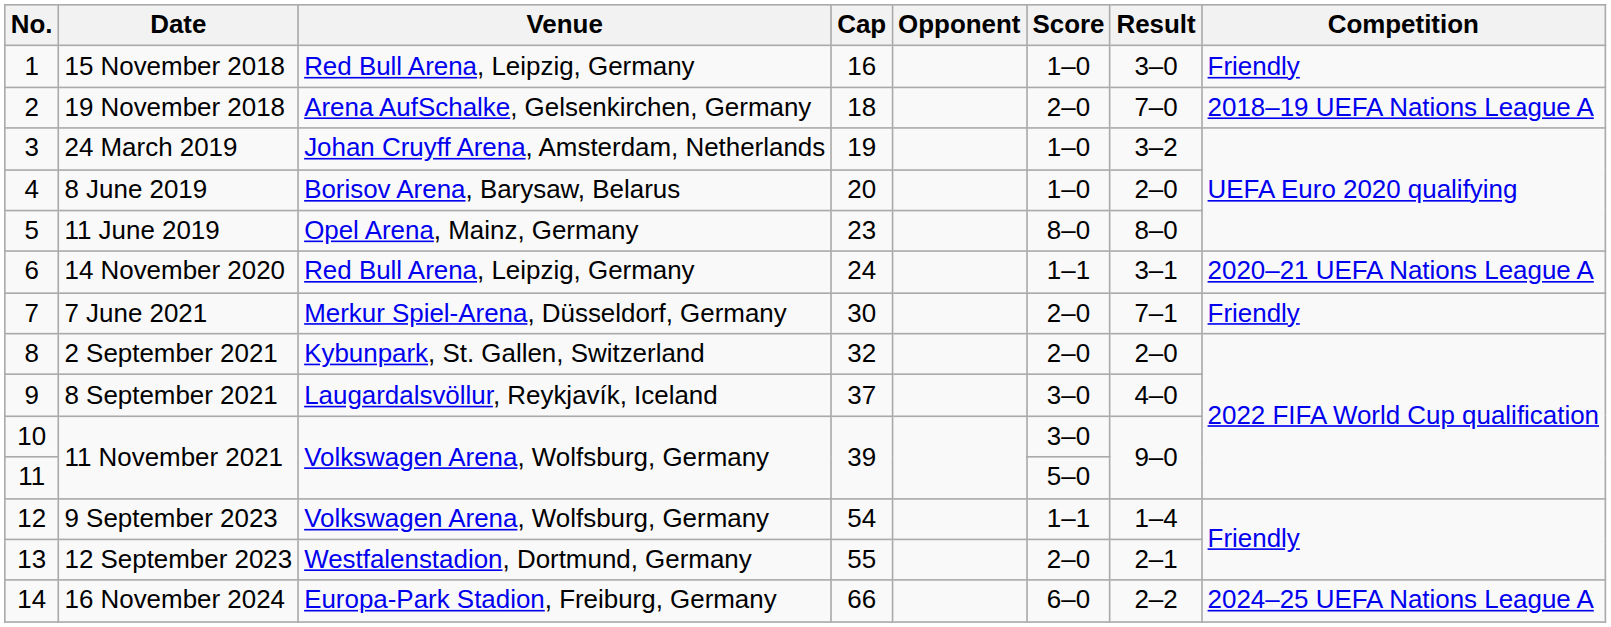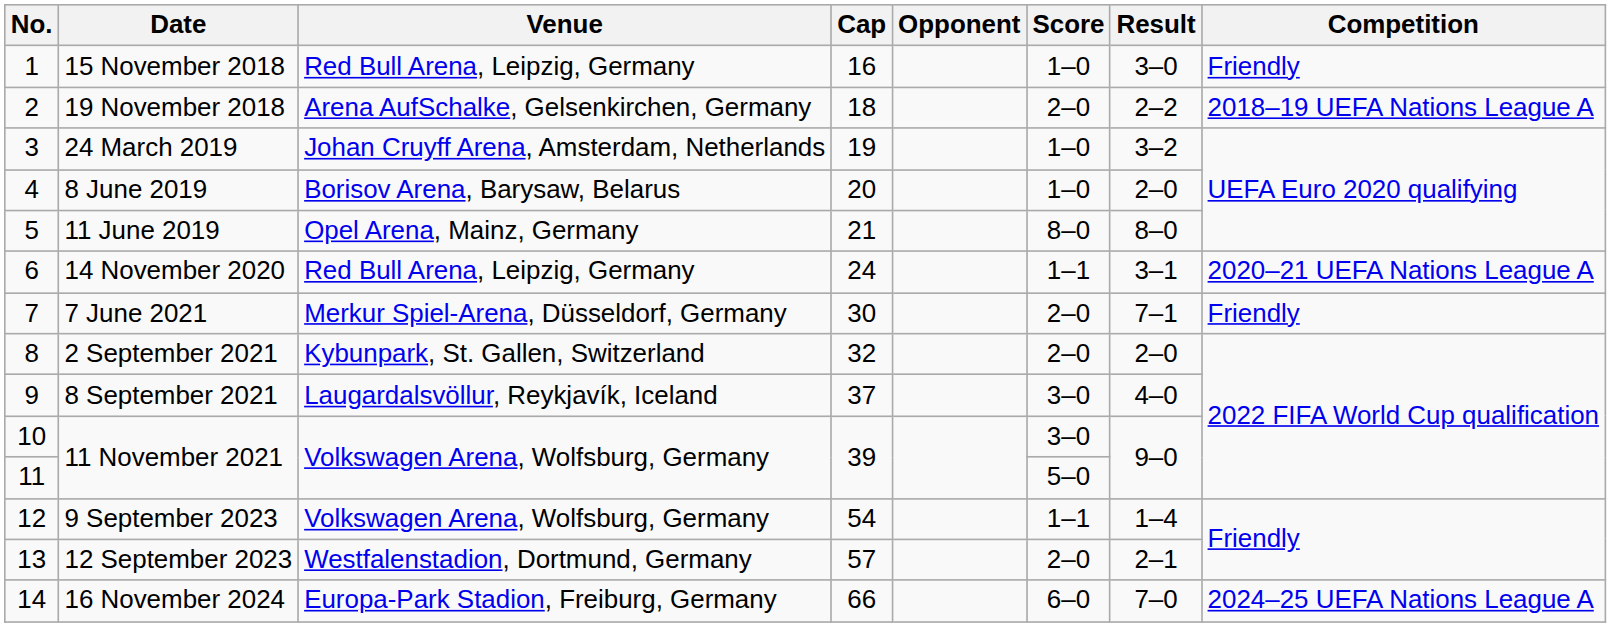(1156, 107) 7–0 -> (1156, 107) 2–2
(862, 230) 23 -> (862, 230) 21
(862, 559) 55 -> (862, 559) 57
(1156, 600) 2–2 -> (1156, 600) 7–0
